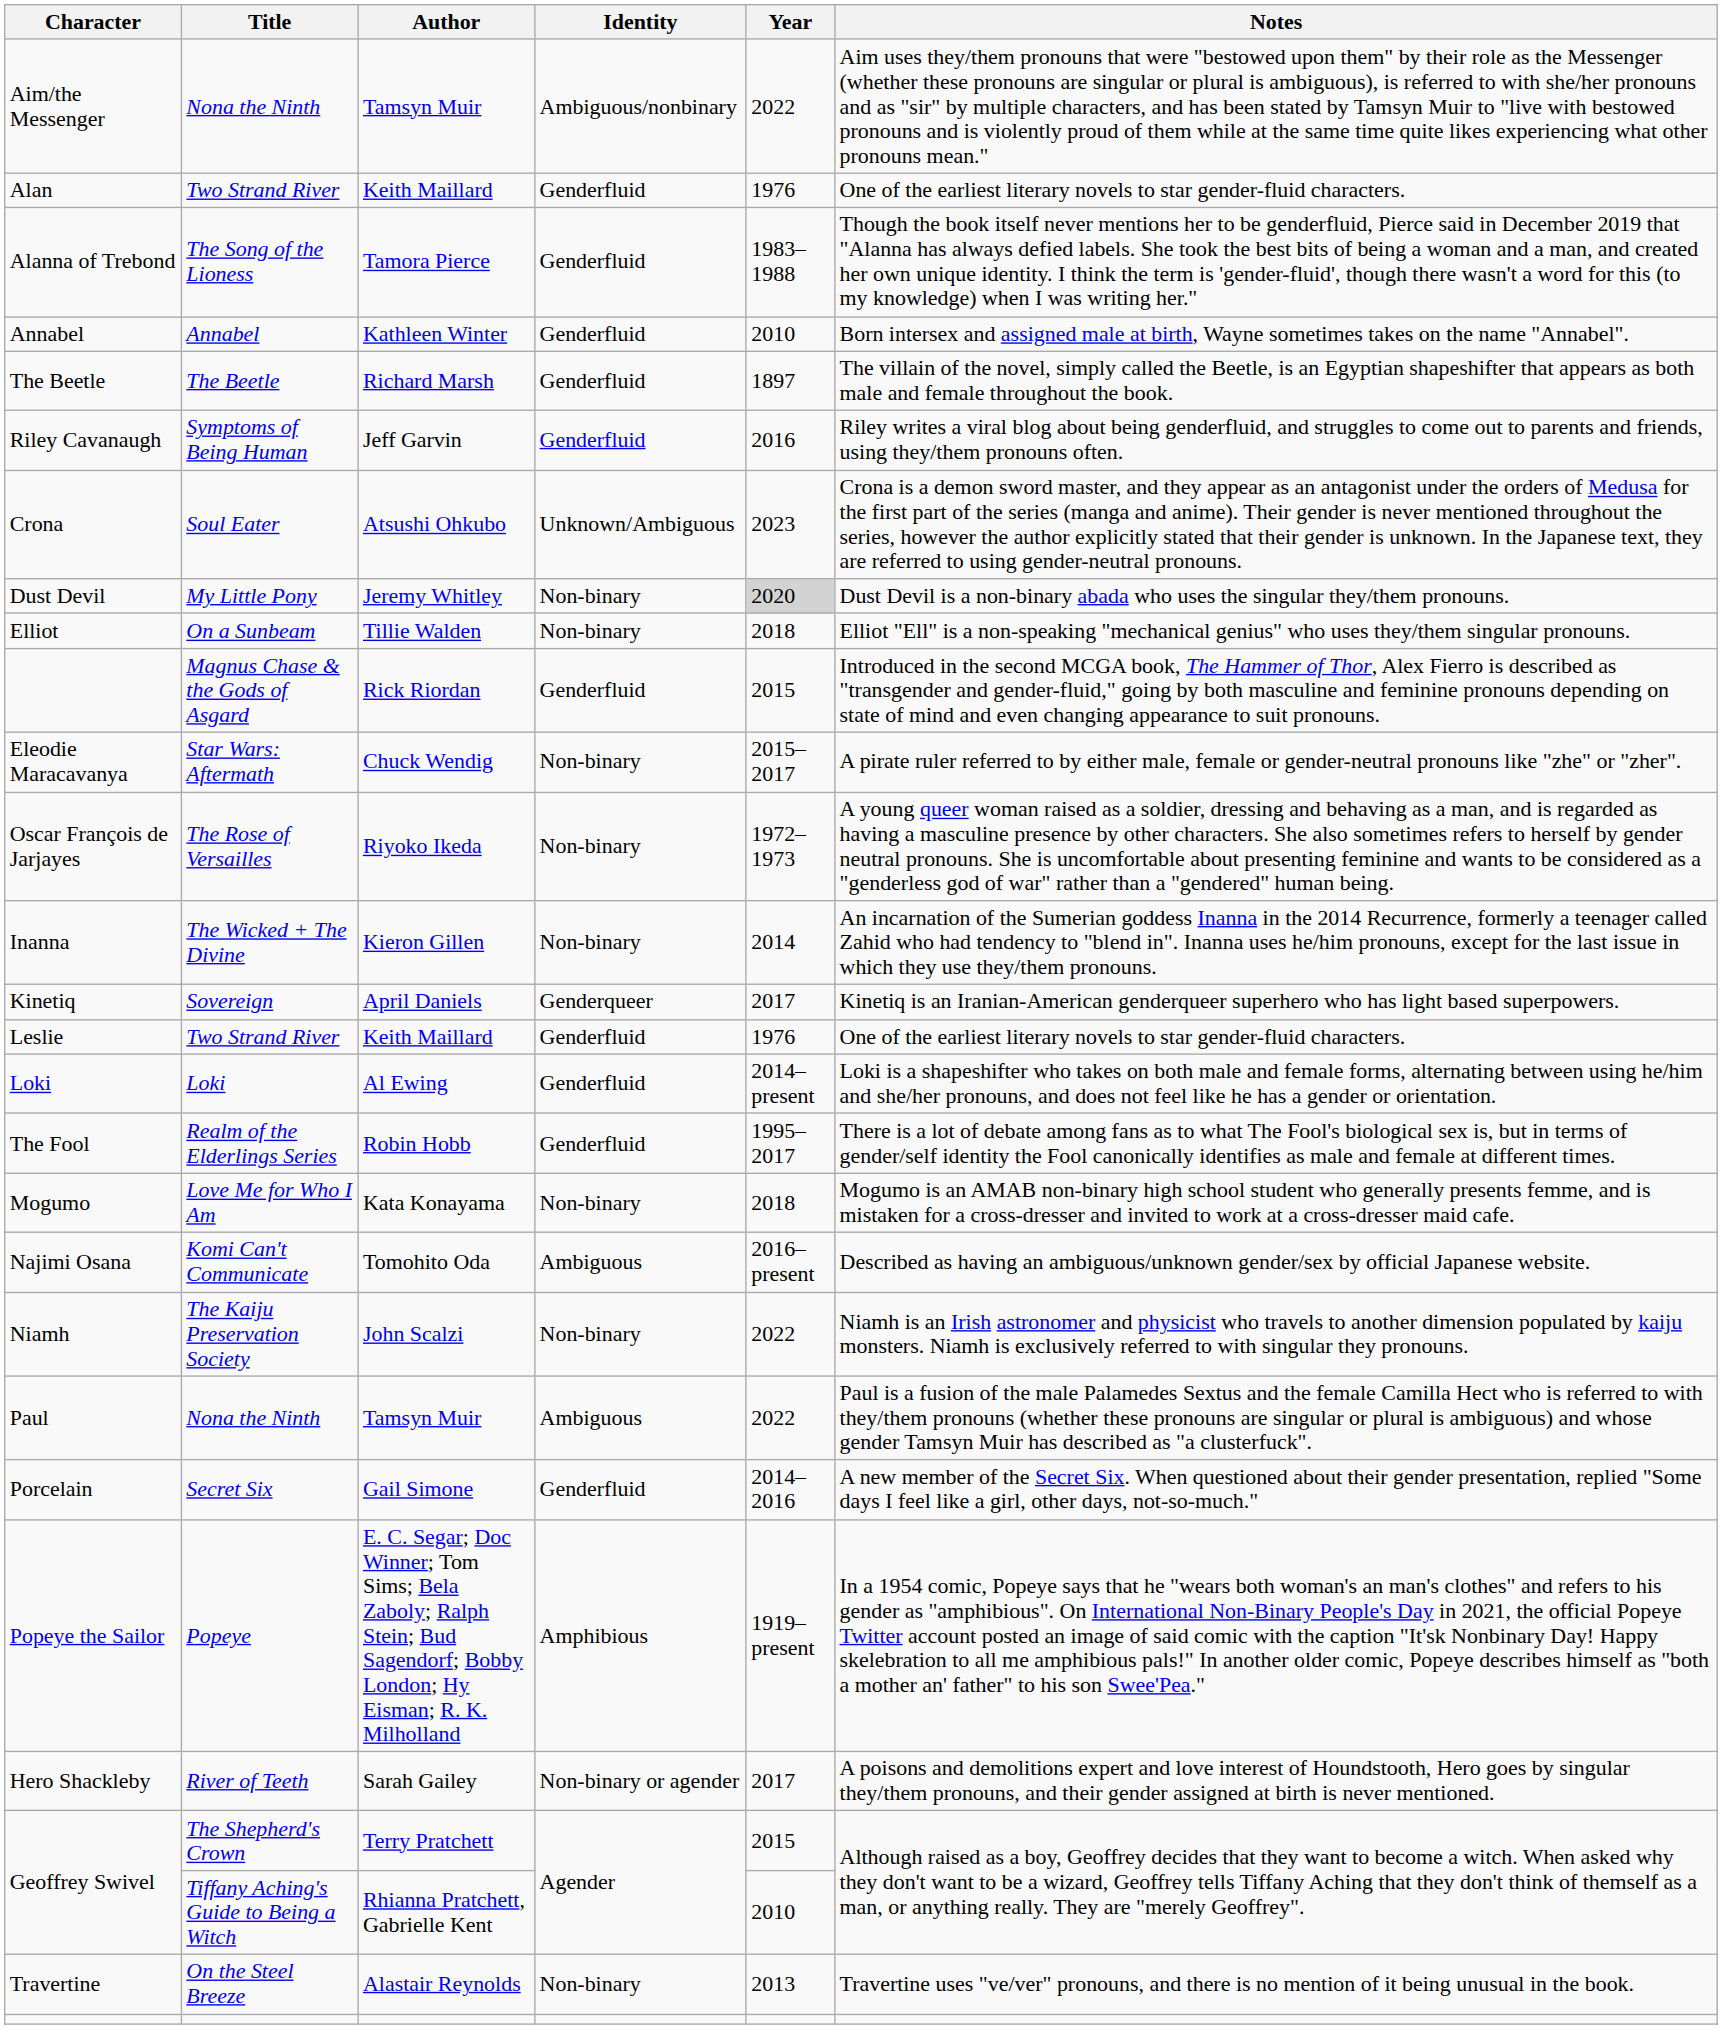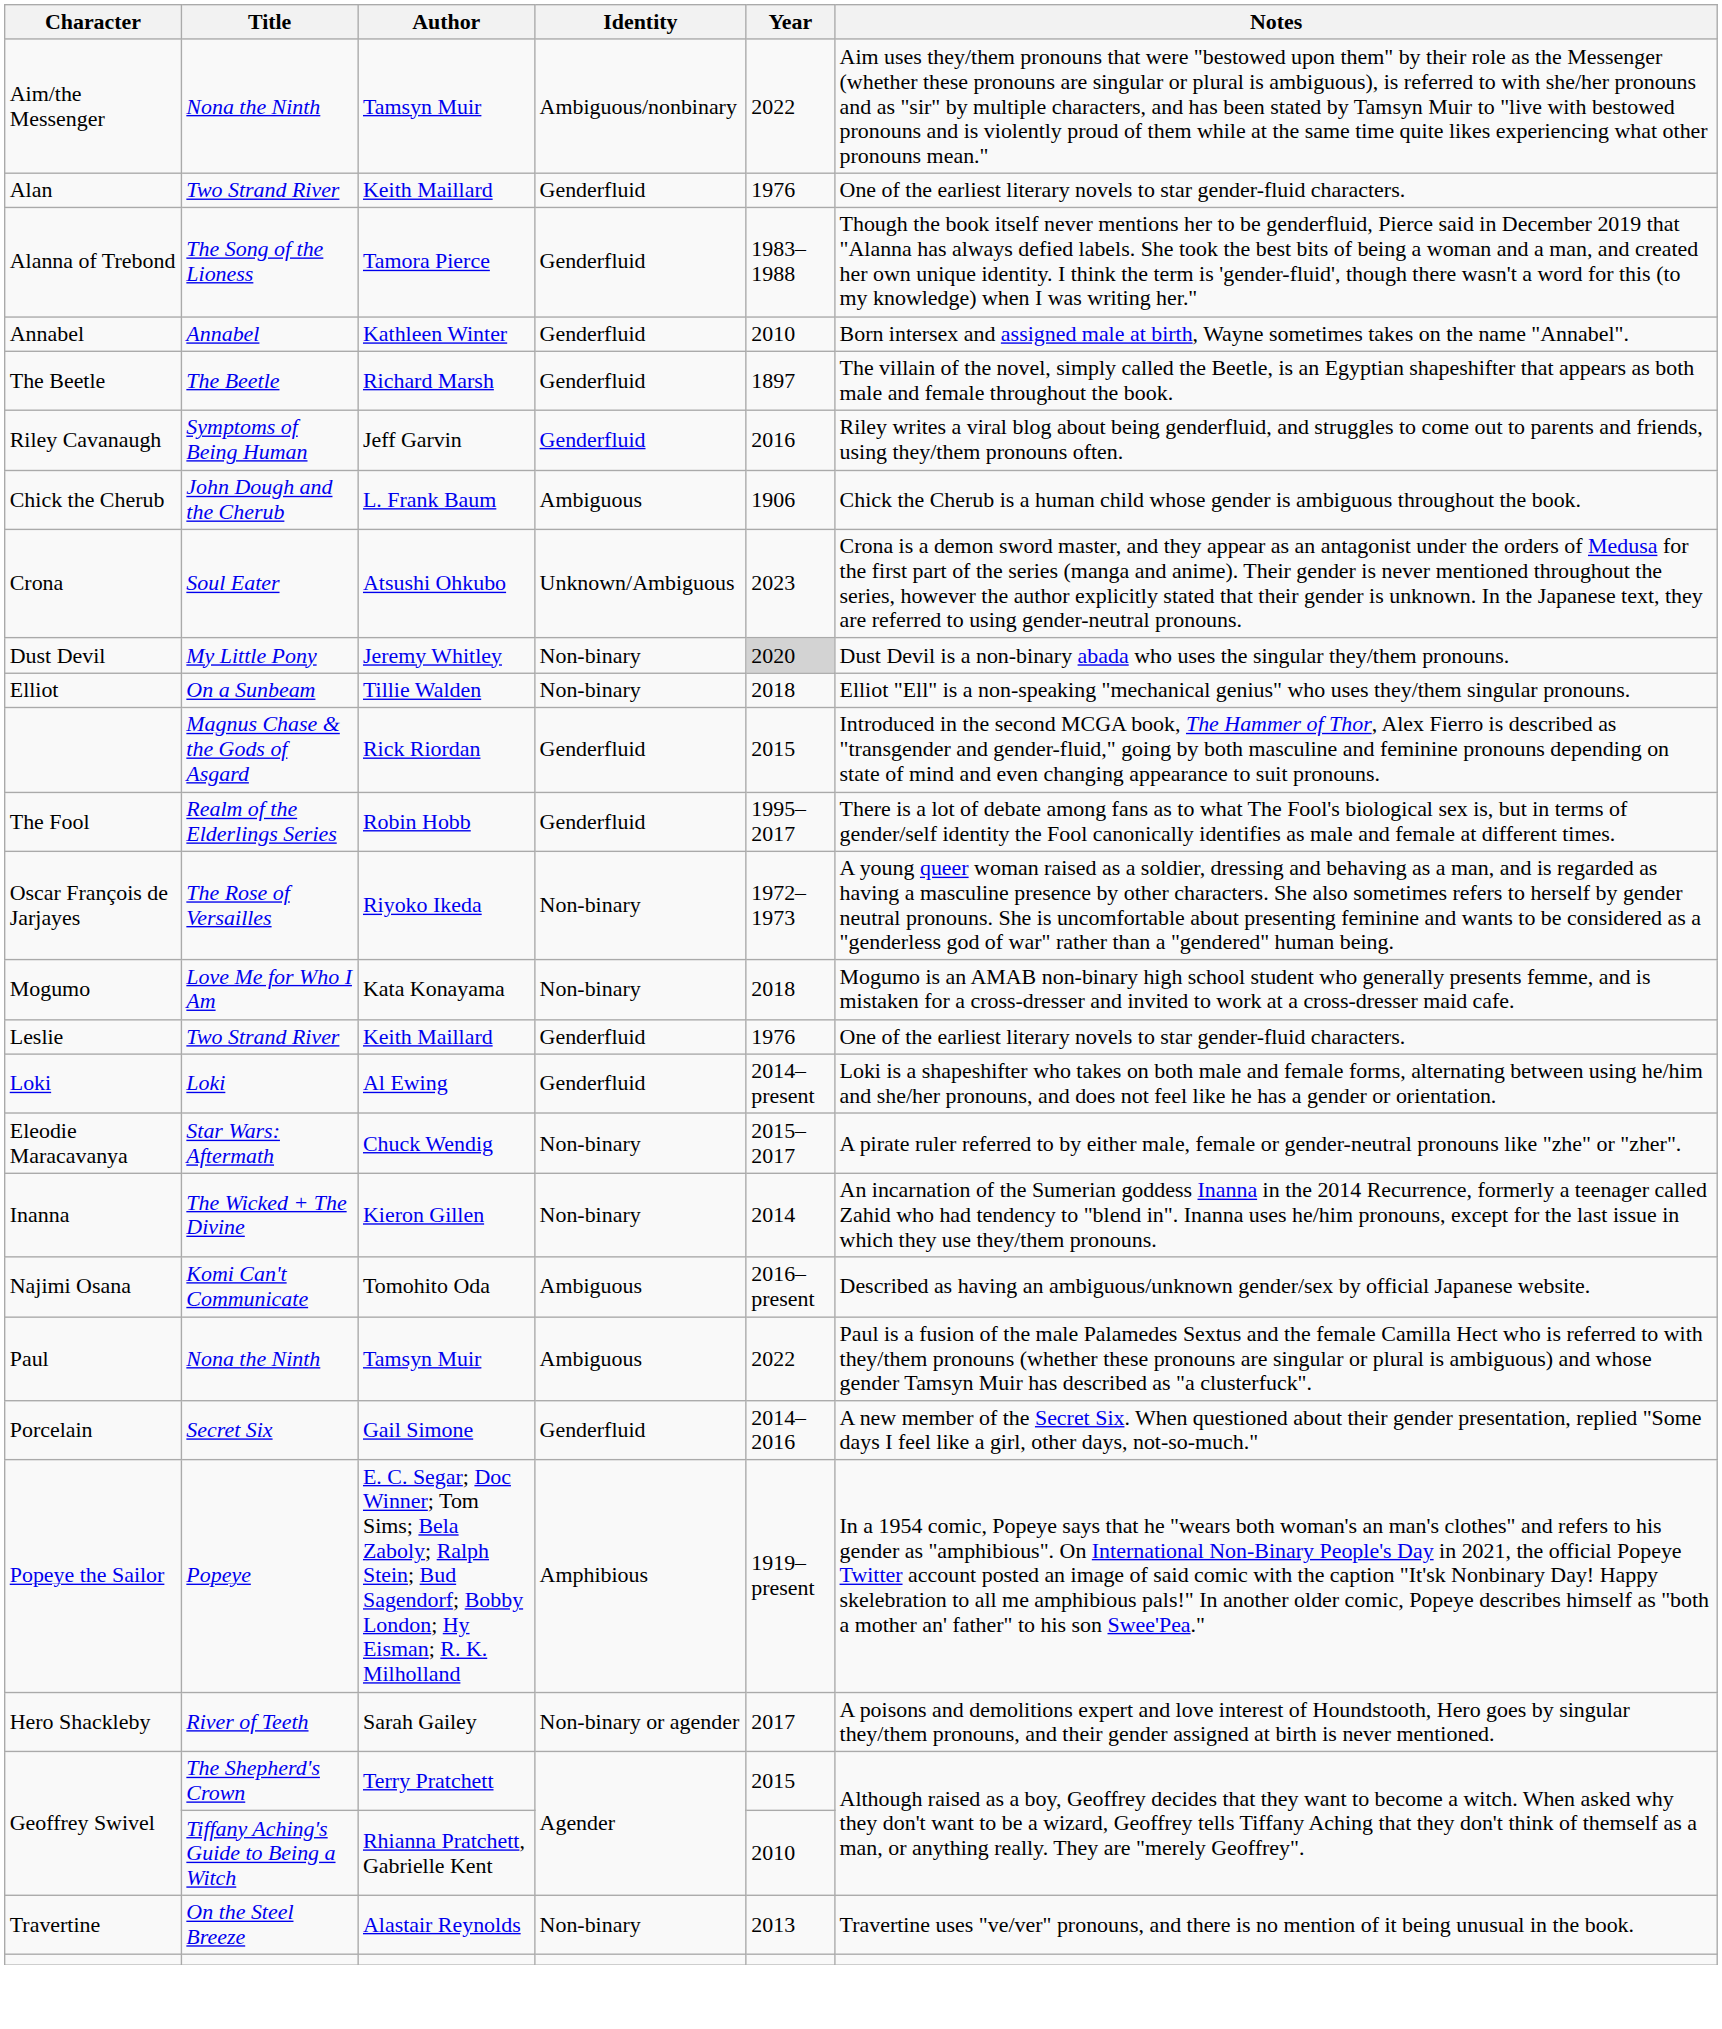+ row: (87, 499)
rows swapped: (50, 1143) <-> (69, 761)
rows swapped: (40, 942) <-> (50, 1202)
- row: (43, 1001)
- row: (40, 1333)
